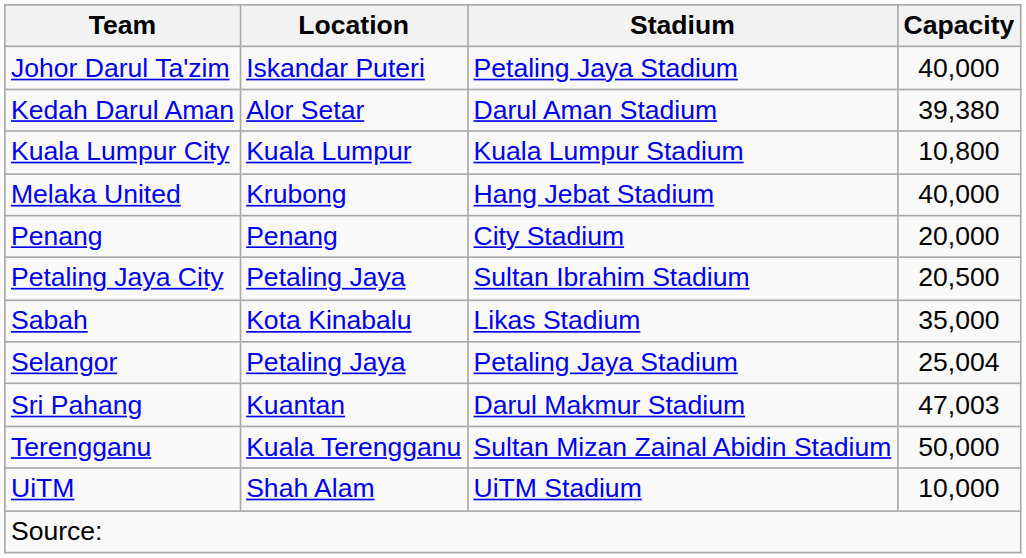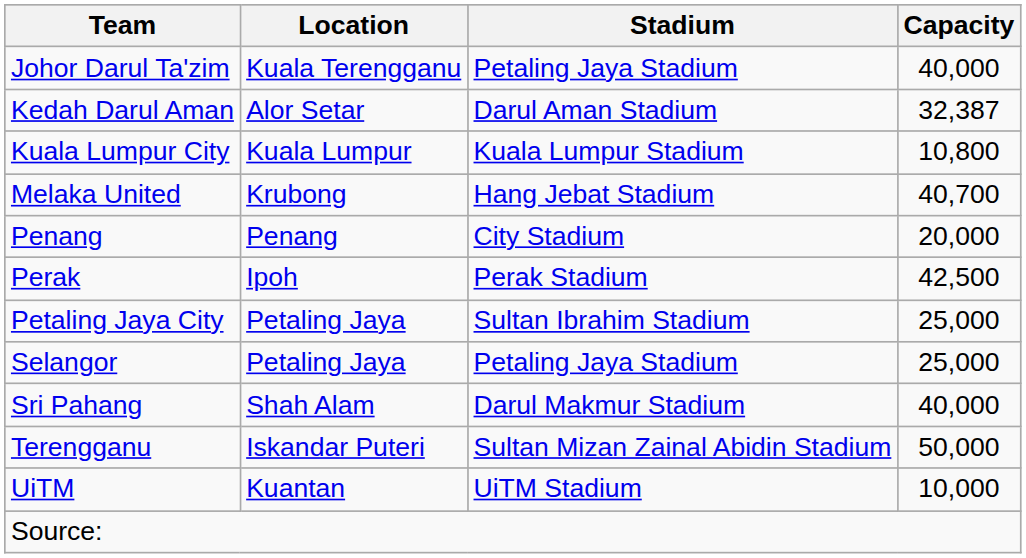(335, 67) Iskandar Puteri -> (354, 67) Kuala Terengganu
(959, 109) 39,380 -> (959, 109) 32,387
(959, 194) 40,000 -> (959, 194) 40,700
+ row: (46, 278)
(959, 278) 20,500 -> (959, 320) 25,000
- row: (49, 320)
(959, 362) 25,004 -> (959, 362) 25,000
(296, 404) Kuantan -> (310, 404) Shah Alam
(959, 404) 47,003 -> (959, 404) 40,000
(354, 446) Kuala Terengganu -> (335, 446) Iskandar Puteri
(310, 488) Shah Alam -> (296, 488) Kuantan
